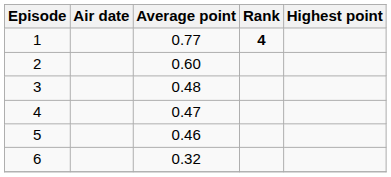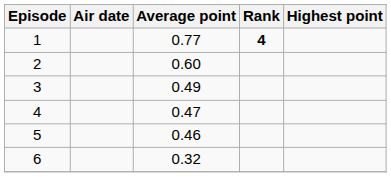(186, 87) 0.48 -> (186, 87) 0.49
